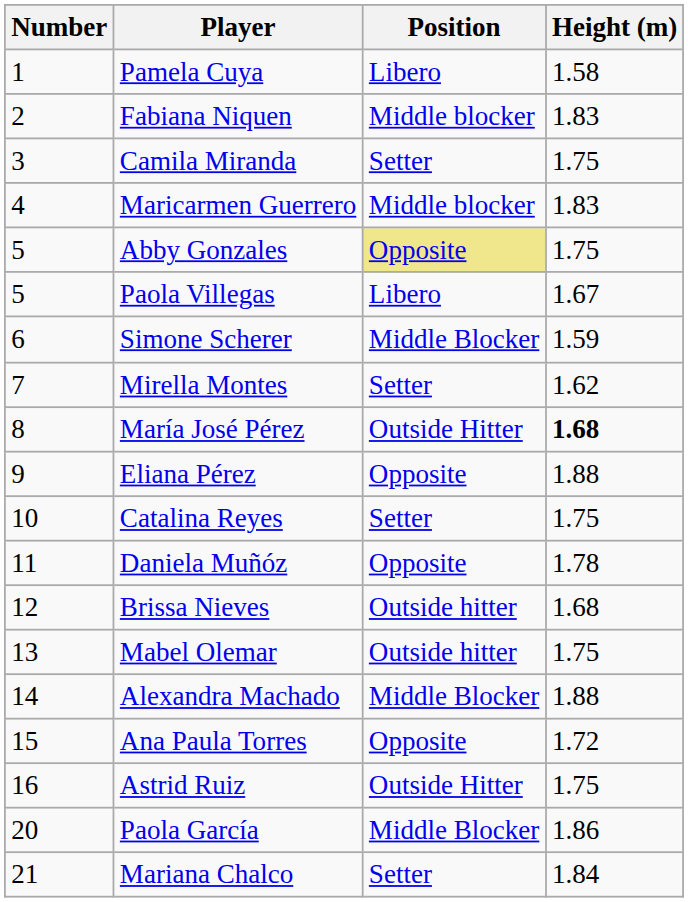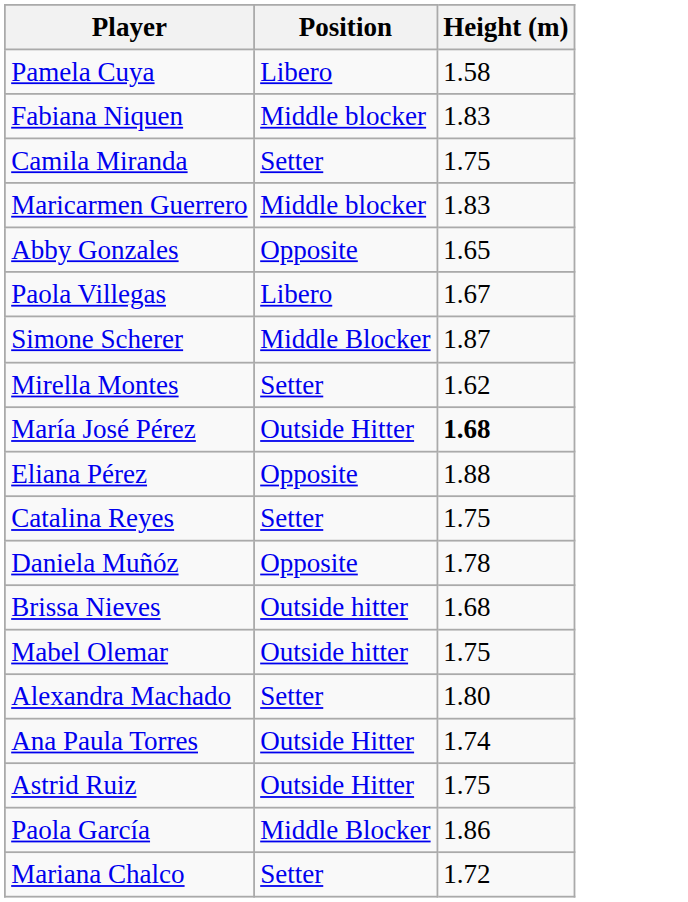- column: (59, 26)
(418, 250) khaki background -> (309, 250) no background
(576, 250) 1.75 -> (467, 250) 1.65
(576, 339) 1.59 -> (467, 339) 1.87
(454, 696) Middle Blocker -> (292, 696) Setter
(576, 696) 1.88 -> (467, 696) 1.80
(418, 740) Opposite -> (337, 740) Outside Hitter
(576, 740) 1.72 -> (467, 740) 1.74
(576, 874) 1.84 -> (467, 874) 1.72
